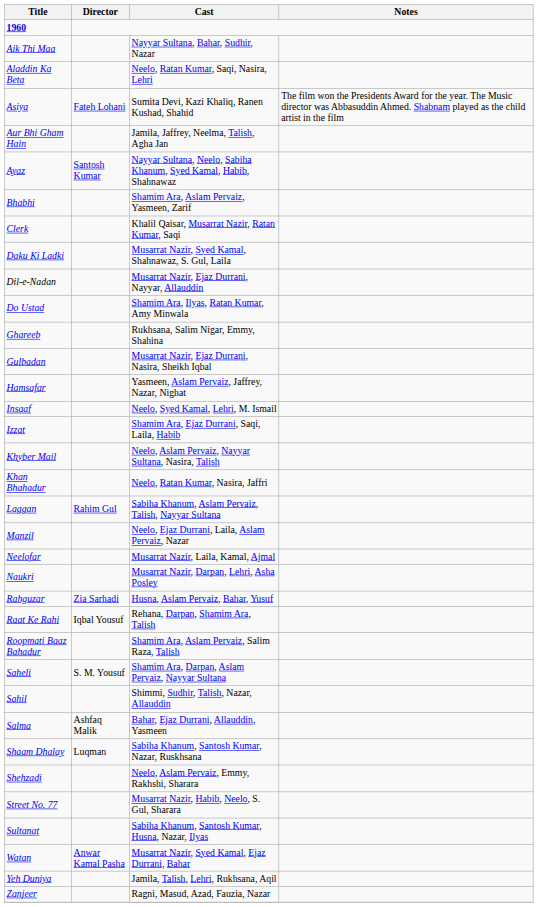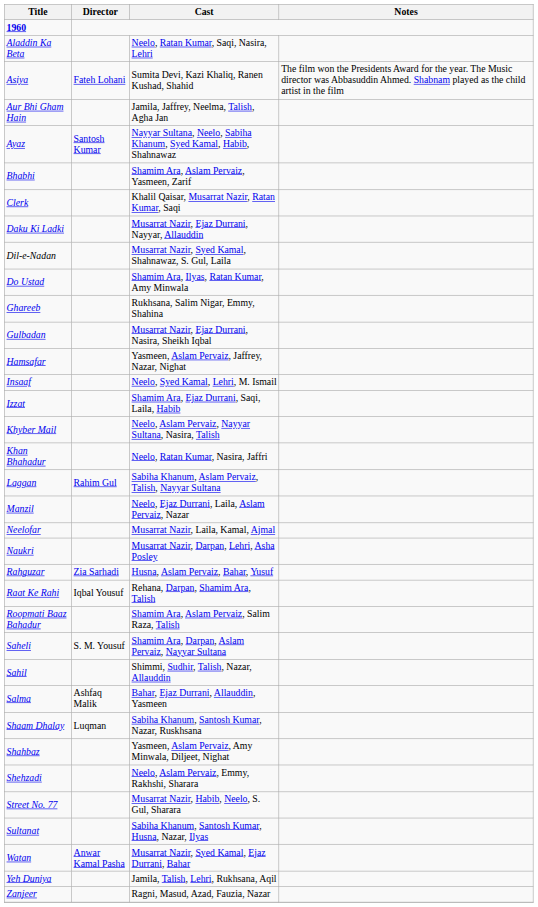- row: (31, 48)
(189, 255) Musarrat Nazir, Syed Kamal, Shahnawaz, S. Gul, Laila -> (190, 229) Musarrat Nazir, Ejaz Durrani, Nayyar, Allauddin
(190, 282) Musarrat Nazir, Ejaz Durrani, Nayyar, Allauddin -> (189, 255) Musarrat Nazir, Syed Kamal, Shahnawaz, S. Gul, Laila
+ row: (23, 752)
